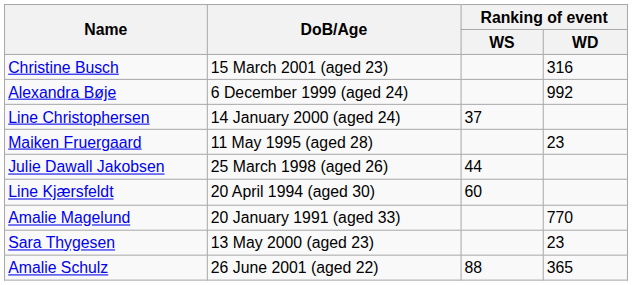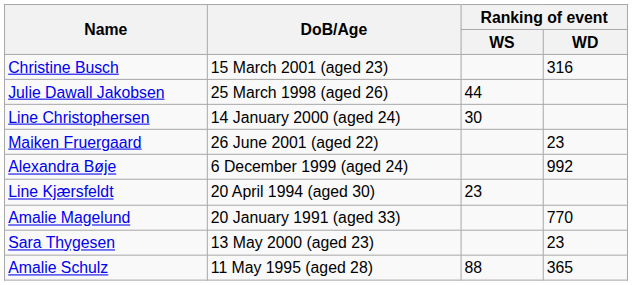rows swapped: (62, 92) <-> (86, 167)
(473, 117) 37 -> (473, 117) 30
(292, 142) 11 May 1995 (aged 28) -> (295, 142) 26 June 2001 (aged 22)
(473, 192) 60 -> (473, 192) 23
(295, 267) 26 June 2001 (aged 22) -> (292, 267) 11 May 1995 (aged 28)
